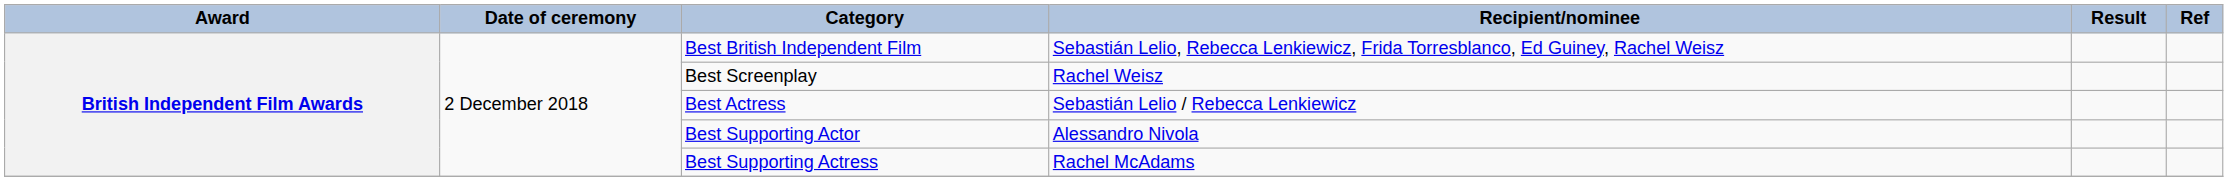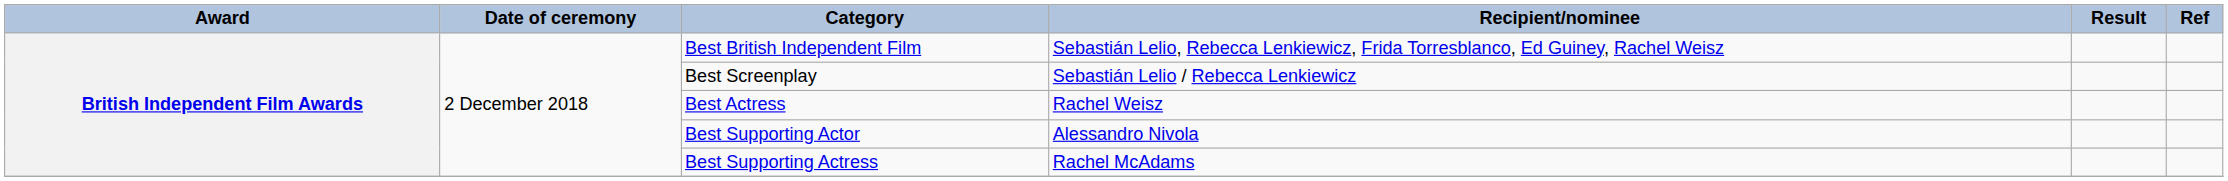(1108, 76) Rachel Weisz -> (1205, 76) Sebastián Lelio / Rebecca Lenkiewicz
(1205, 104) Sebastián Lelio / Rebecca Lenkiewicz -> (1108, 104) Rachel Weisz
